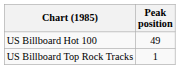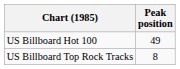(155, 56) 1 -> (155, 56) 8
